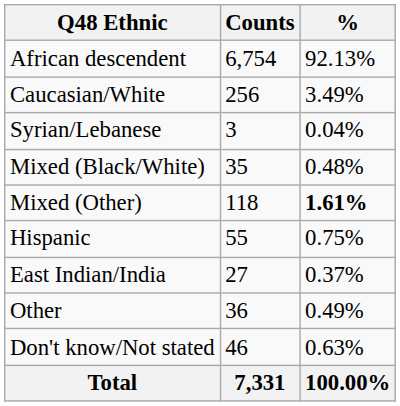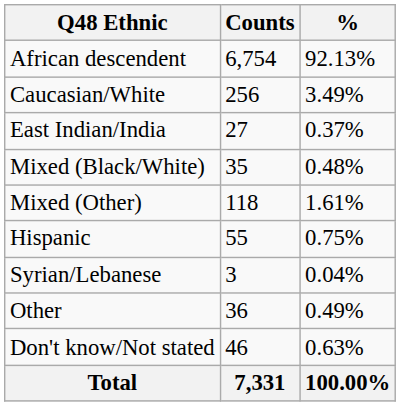rows swapped: (88, 274) <-> (86, 130)
(336, 202) bold -> (334, 202) normal
